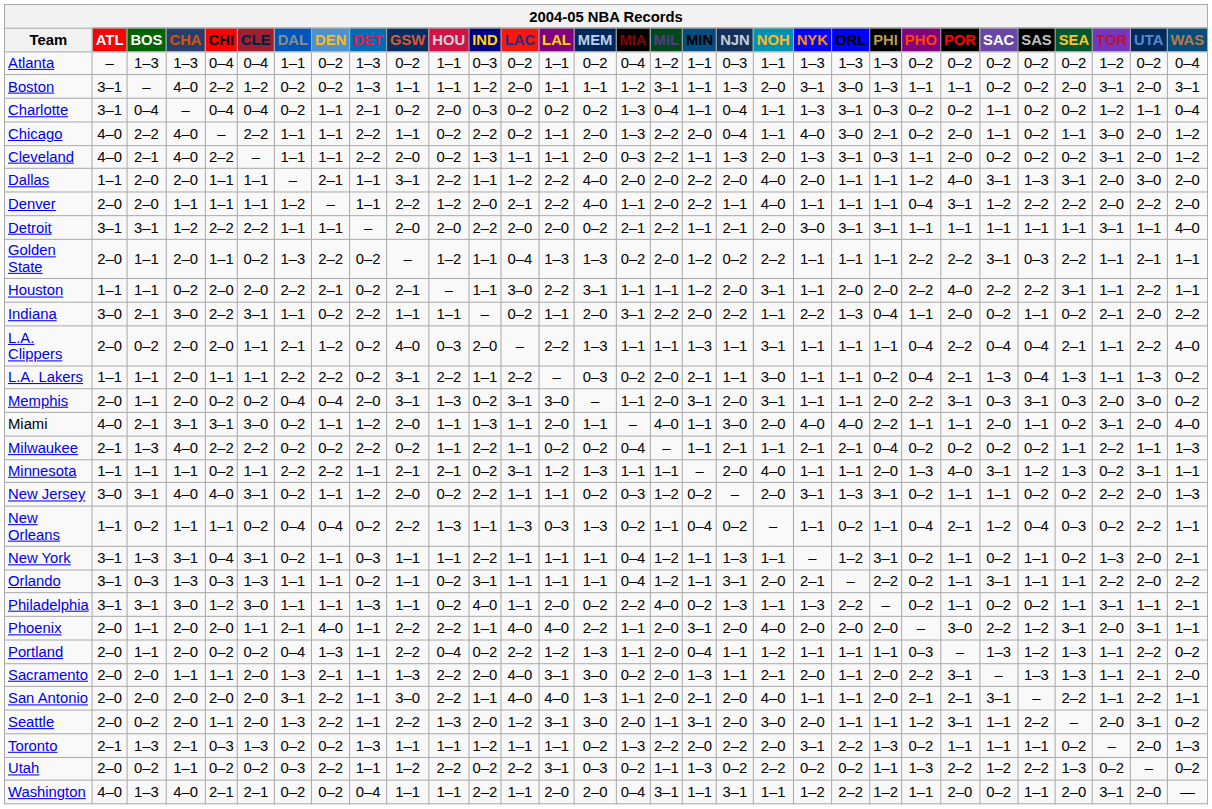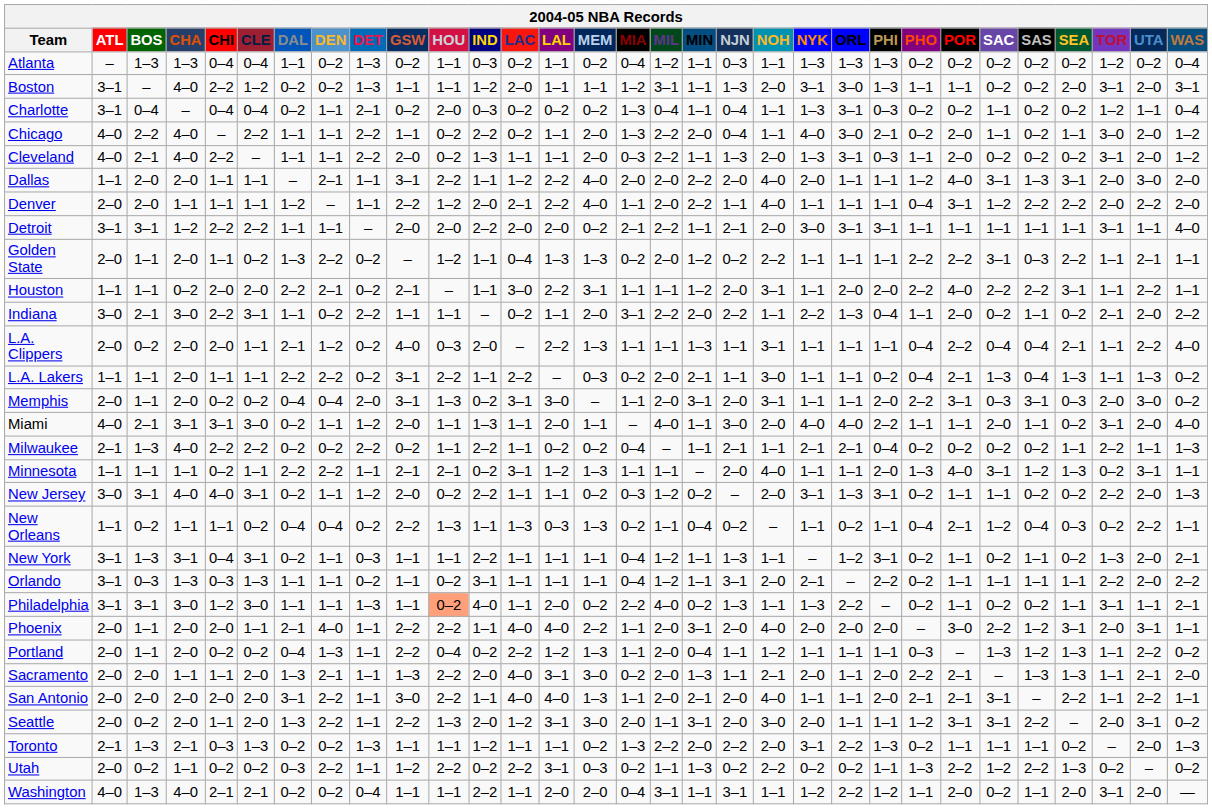(999, 582) 3–1 -> (999, 582) 1–1
(449, 605) no background -> (449, 605) lightsalmon background
(960, 675) 3–1 -> (960, 675) 2–1
(999, 722) 1–1 -> (999, 722) 3–1
